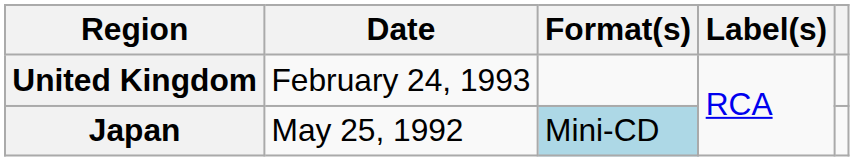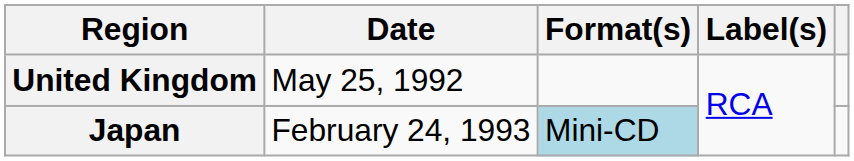(401, 79) February 24, 1993 -> (368, 79) May 25, 1992
(368, 130) May 25, 1992 -> (401, 130) February 24, 1993
